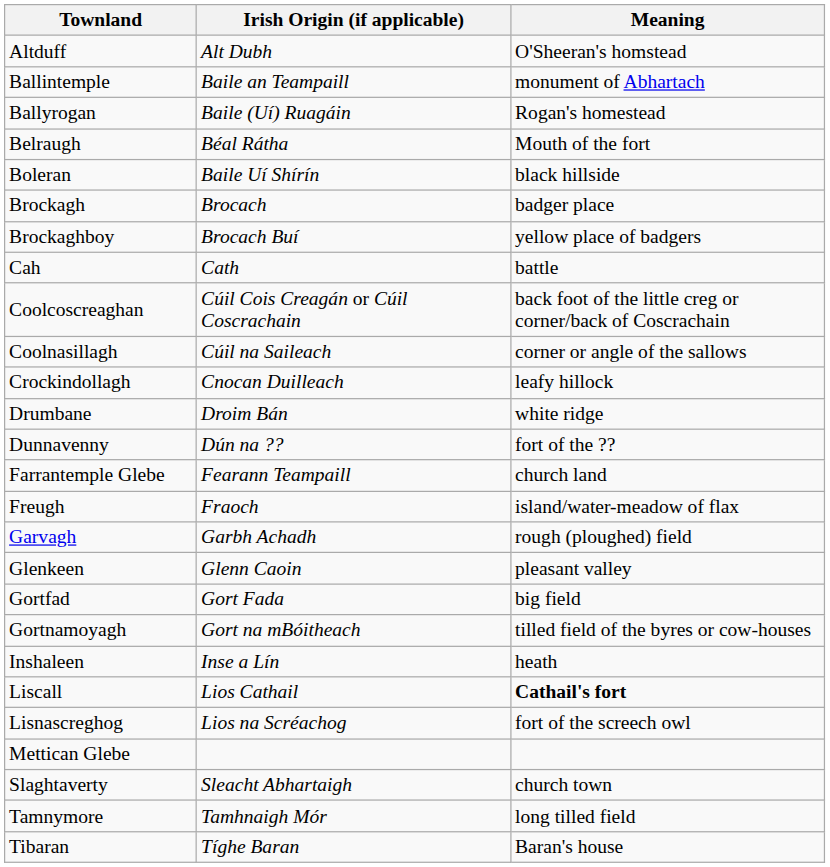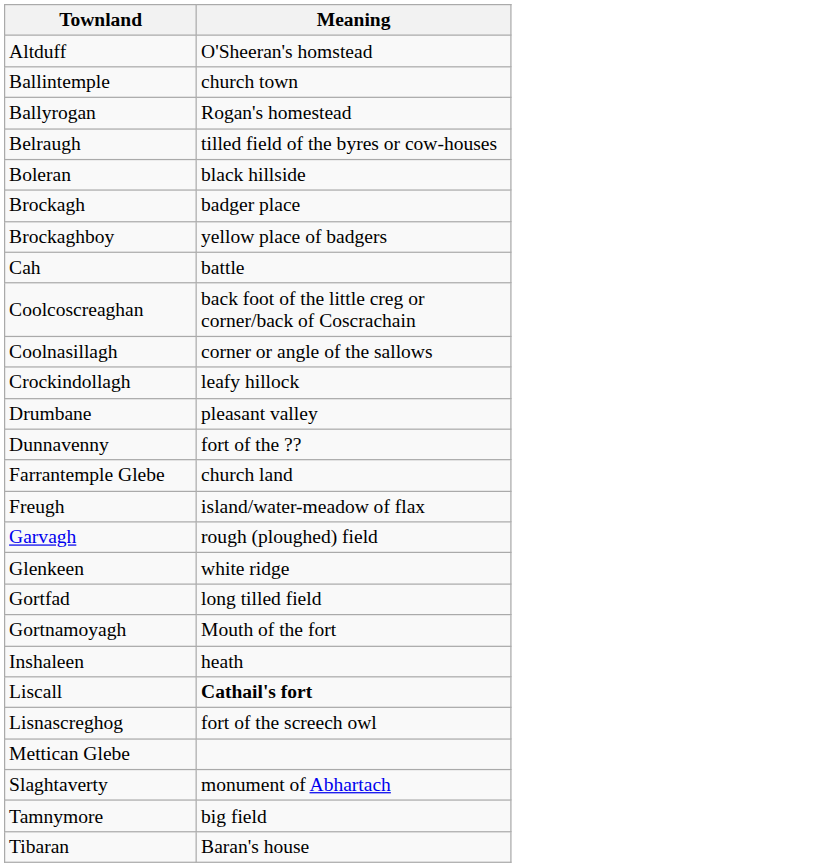- column: (354, 19)
(610, 81) monument of Abhartach -> (250, 81) church town
(583, 143) Mouth of the fort -> (349, 143) tilled field of the byres or cow-houses
(559, 413) white ridge -> (259, 413) pleasant valley
(573, 568) pleasant valley -> (245, 568) white ridge
(548, 599) big field -> (261, 599) long tilled field
(663, 630) tilled field of the byres or cow-houses -> (269, 630) Mouth of the fort
(564, 784) church town -> (296, 784) monument of Abhartach
(575, 815) long tilled field -> (234, 815) big field
